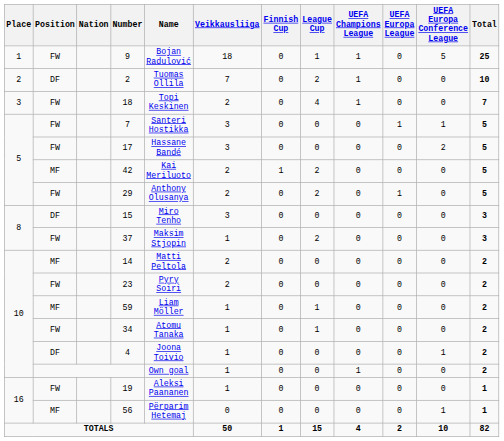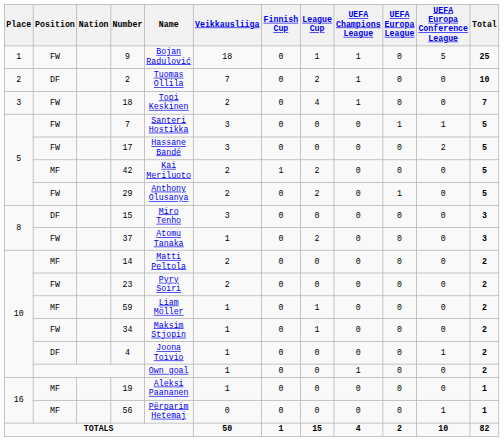(169, 239) Maksim Stjopin -> (169, 239) Atomu Tanaka
(169, 330) Atomu Tanaka -> (169, 330) Maksim Stjopin
(55, 389) FW -> (55, 389) MF
